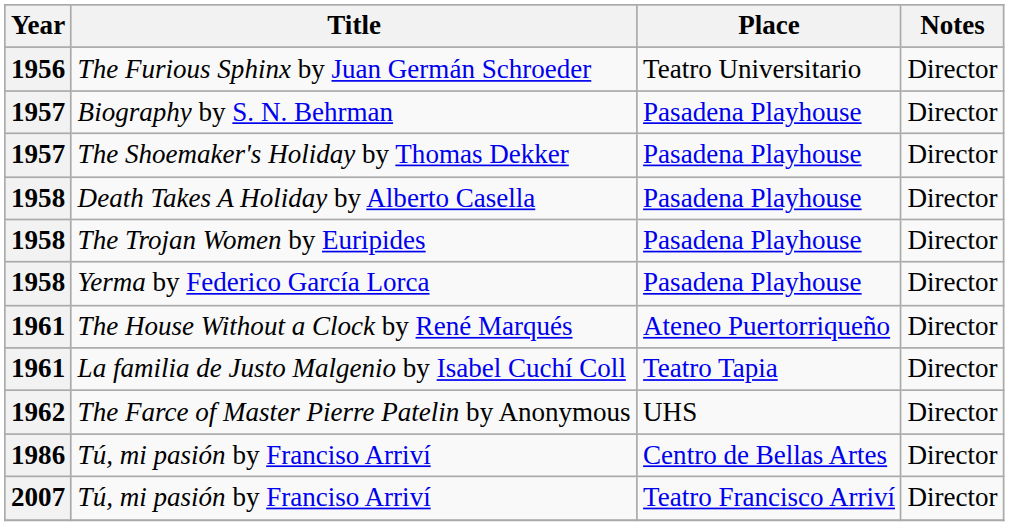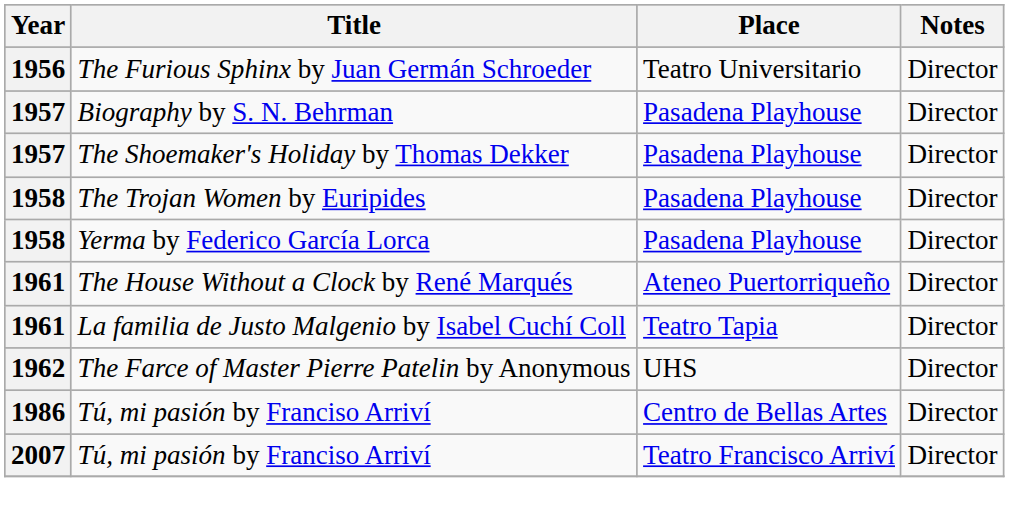- row: (38, 197)
